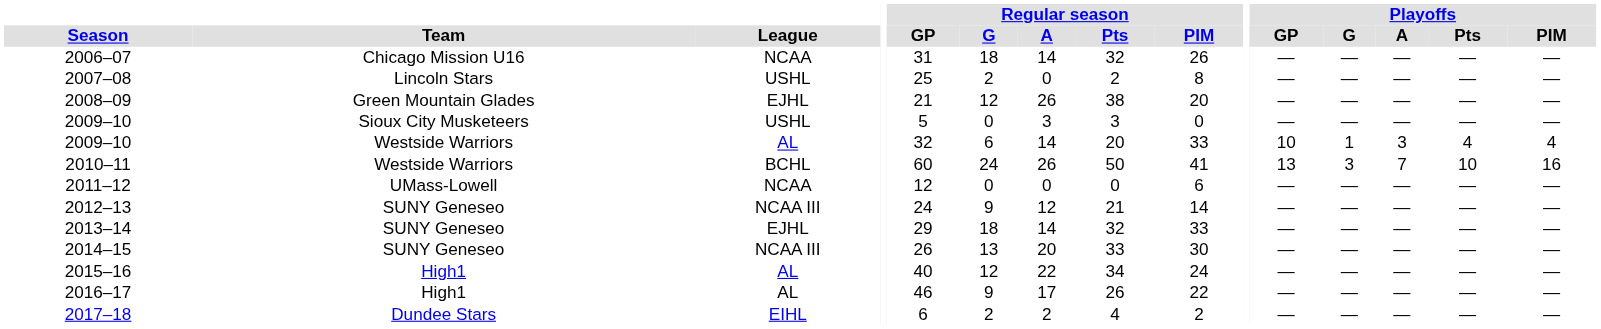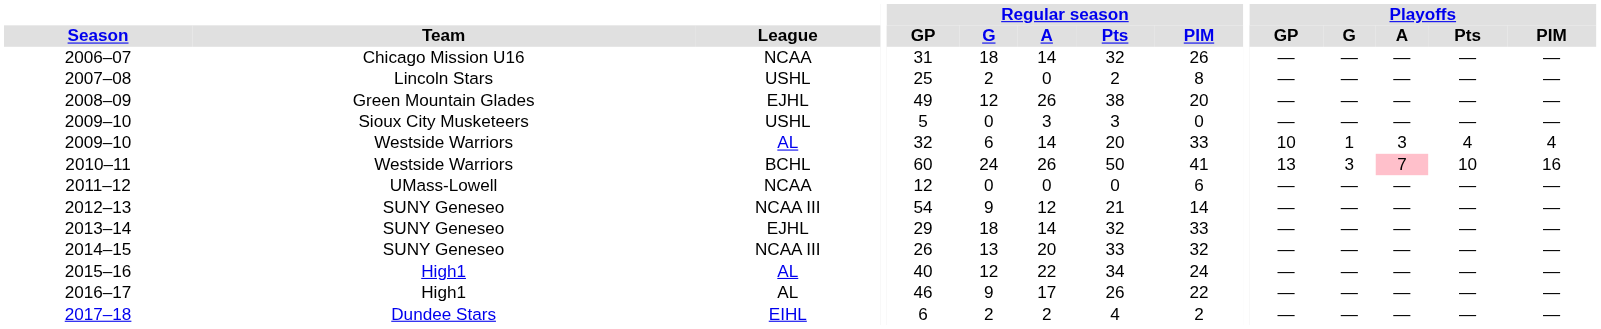(923, 100) 21 -> (923, 100) 49
(1402, 164) no background -> (1402, 164) pink background
(923, 207) 24 -> (923, 207) 54
(1199, 250) 30 -> (1199, 250) 32
